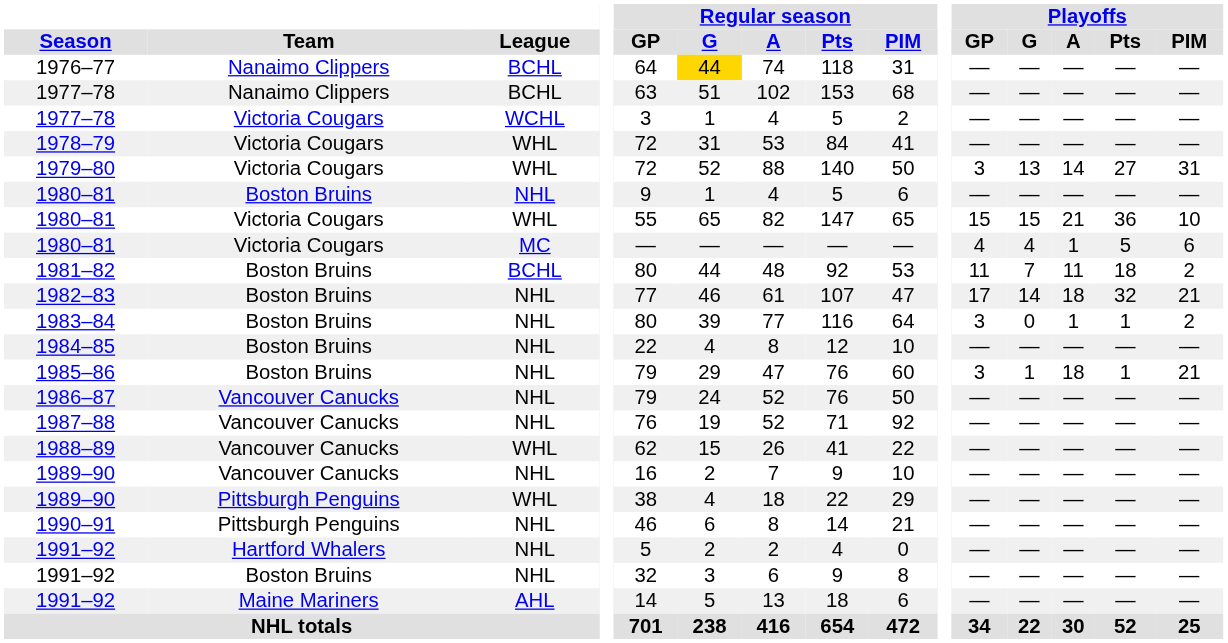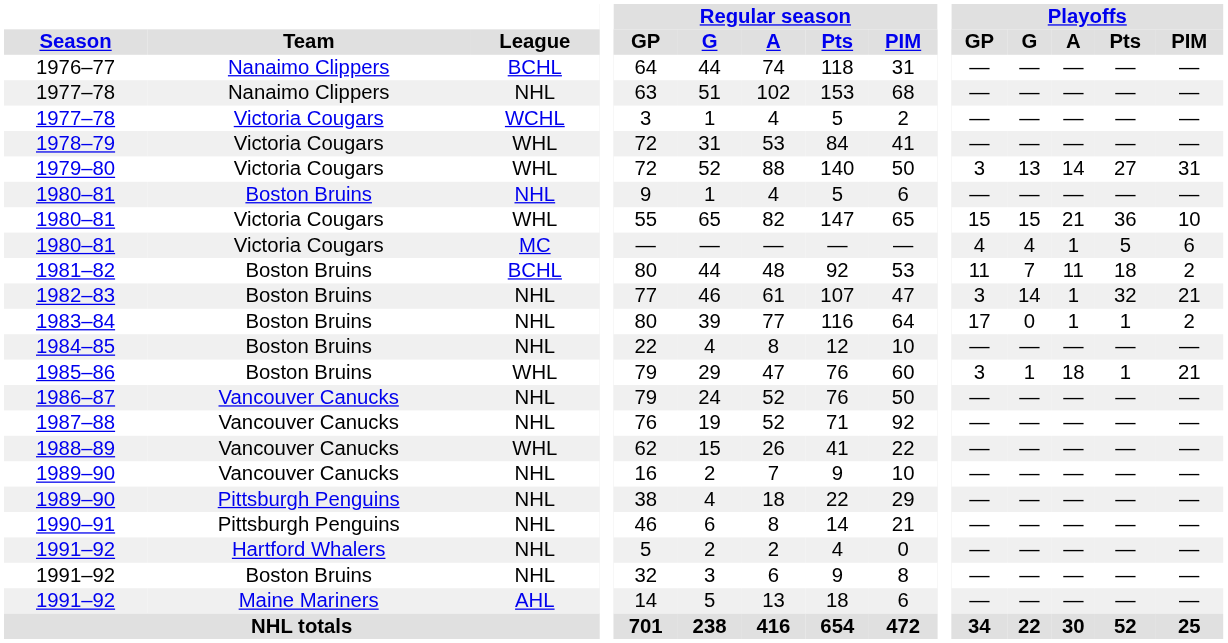(710, 67) gold background -> (710, 67) no background
(535, 92) BCHL -> (535, 92) NHL
(979, 295) 17 -> (979, 295) 3
(1073, 295) 18 -> (1073, 295) 1
(979, 321) 3 -> (979, 321) 17
(535, 372) NHL -> (535, 372) WHL
(535, 499) WHL -> (535, 499) NHL
